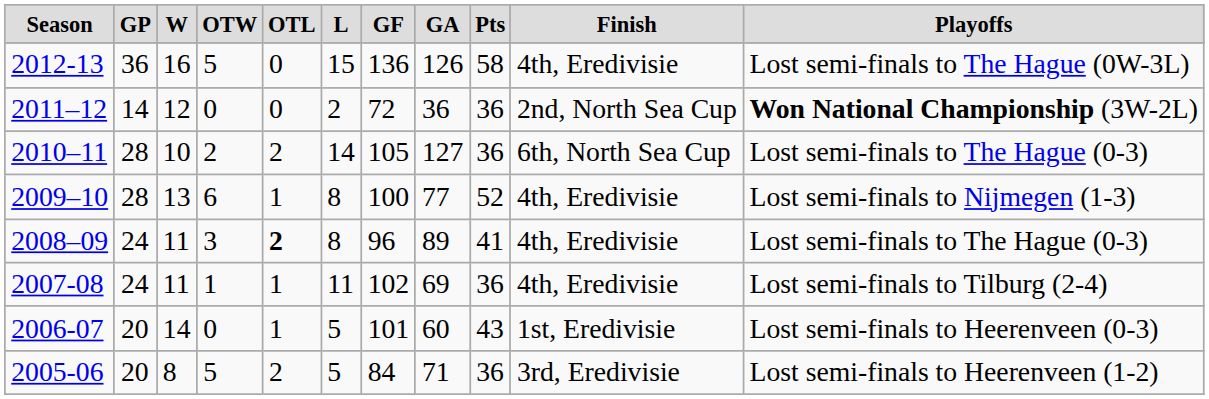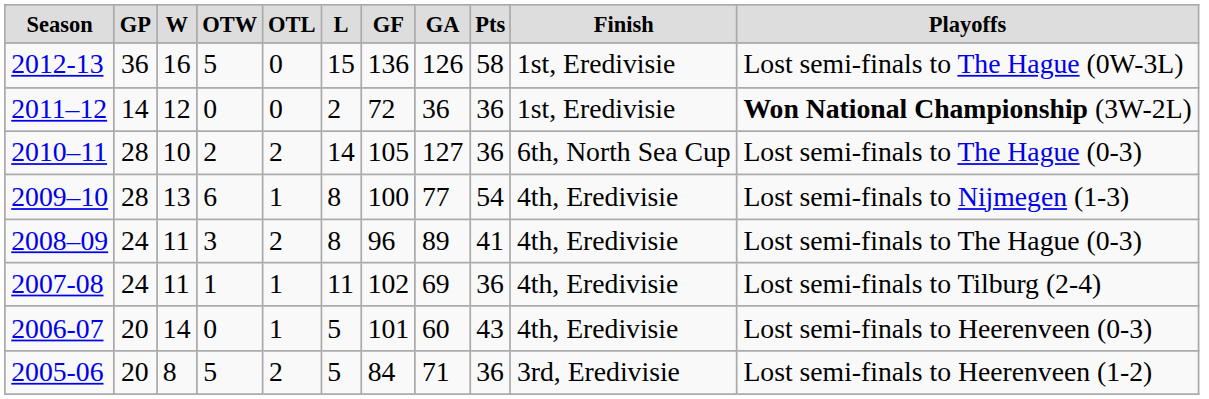(598, 64) 4th, Eredivisie -> (596, 64) 1st, Eredivisie
(627, 108) 2nd, North Sea Cup -> (596, 108) 1st, Eredivisie
(490, 196) 52 -> (490, 196) 54
(276, 240) bold -> (276, 240) normal
(596, 328) 1st, Eredivisie -> (598, 328) 4th, Eredivisie
